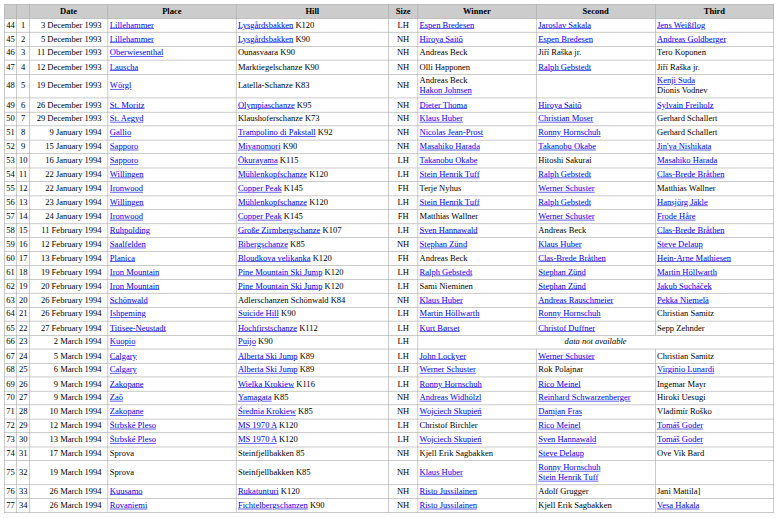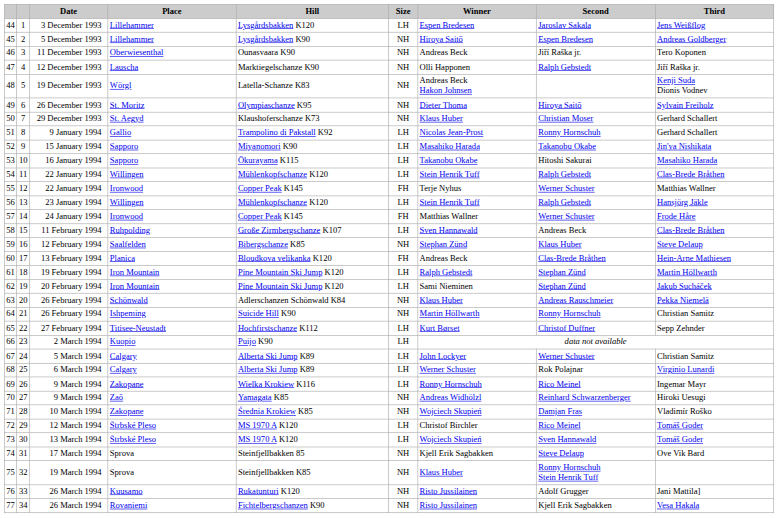(403, 132) NH -> (403, 132) LH
(403, 146) NH -> (403, 146) LH
(403, 314) LH -> (403, 314) NH
